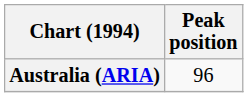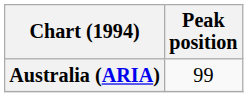(203, 75) 96 -> (203, 75) 99
